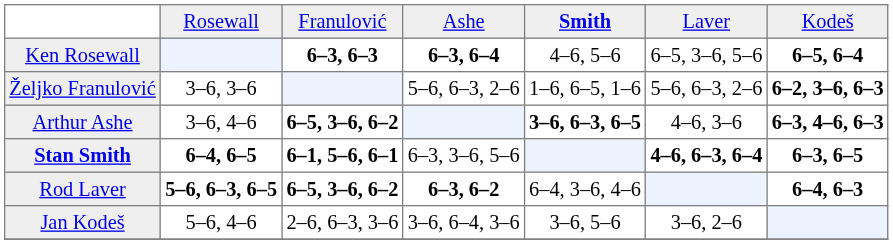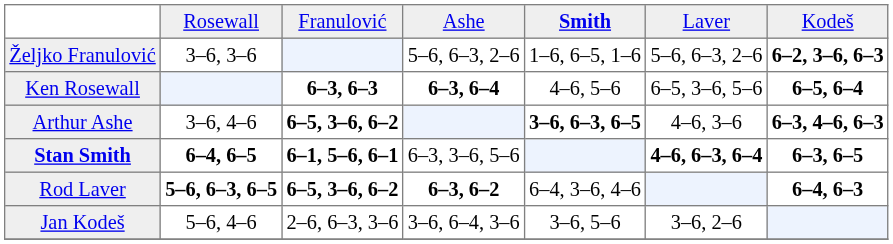rows swapped: (83, 54) <-> (83, 88)
